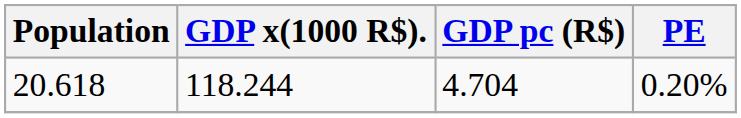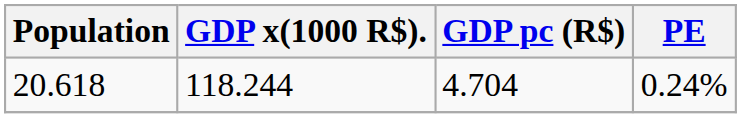(684, 84) 0.20% -> (684, 84) 0.24%
